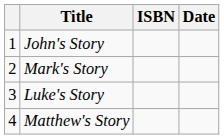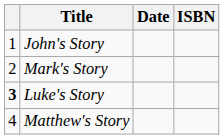columns swapped: (199, 17) <-> (156, 17)
(12, 95) normal -> (12, 95) bold
